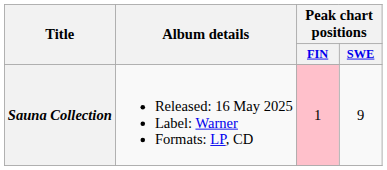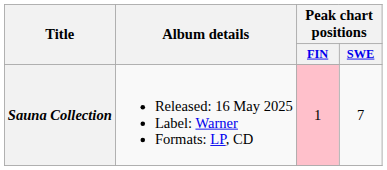(361, 115) 9 -> (361, 115) 7
